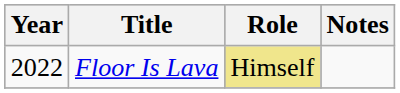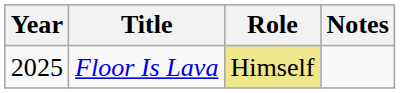(37, 66) 2022 -> (37, 66) 2025
